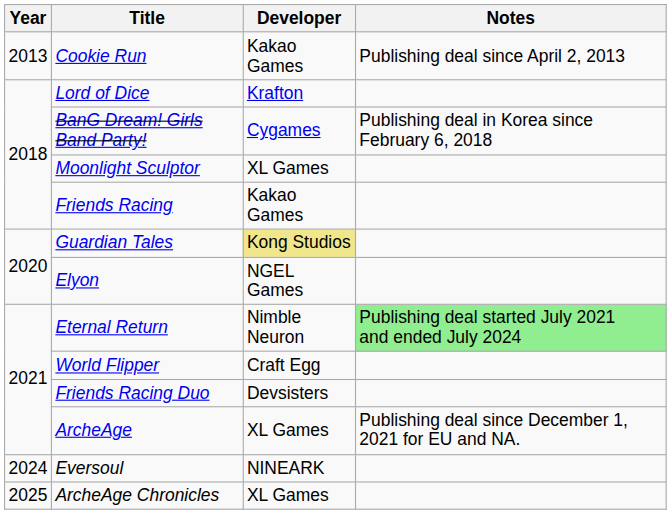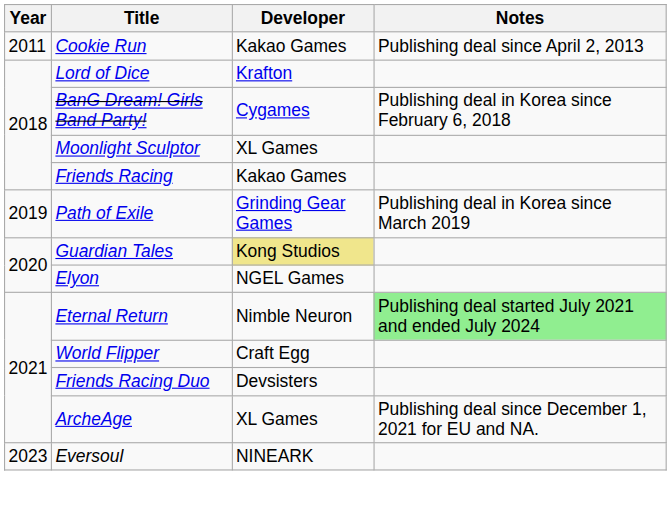(28, 55) 2013 -> (27, 45) 2011
+ row: (104, 213)
(28, 467) 2024 -> (28, 456) 2023
- row: (137, 495)
